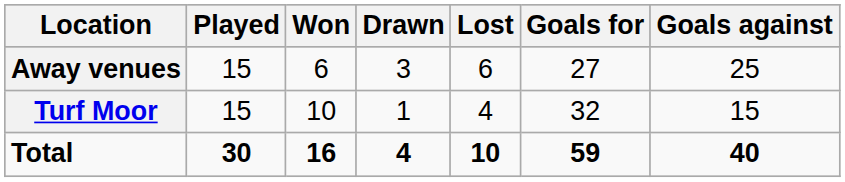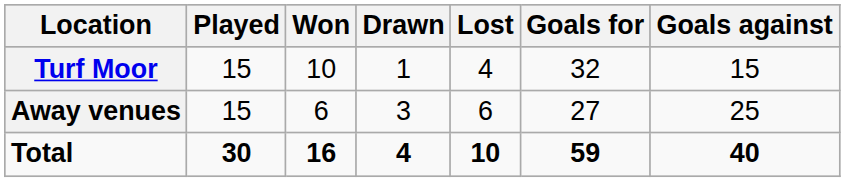rows swapped: (96, 111) <-> (96, 68)
